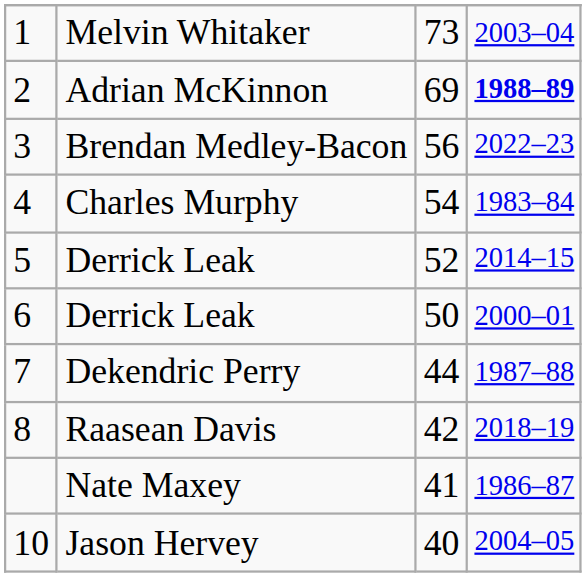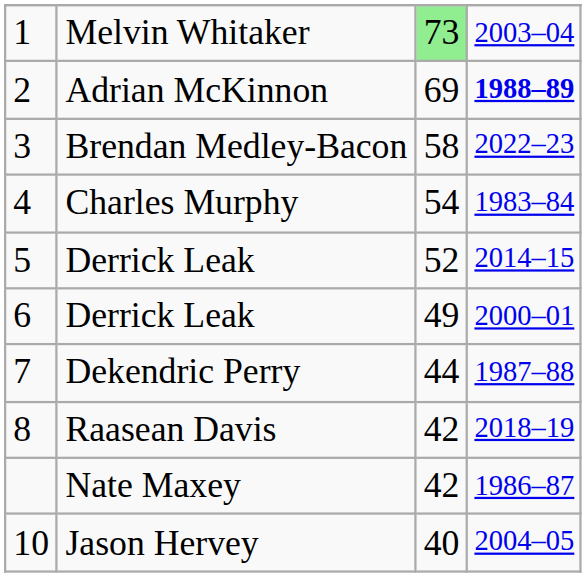(442, 32) no background -> (442, 32) lightgreen background
(442, 145) 56 -> (442, 145) 58
(442, 315) 50 -> (442, 315) 49
(442, 485) 41 -> (442, 485) 42
